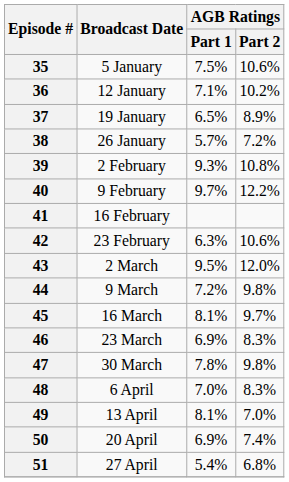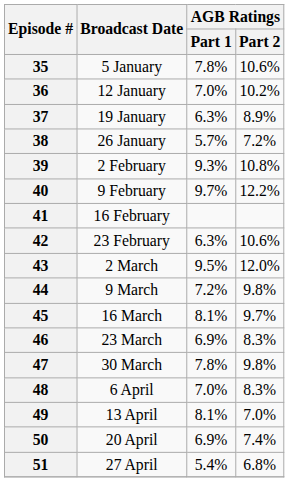(211, 66) 7.5% -> (211, 66) 7.8%
(211, 91) 7.1% -> (211, 91) 7.0%
(211, 116) 6.5% -> (211, 116) 6.3%
